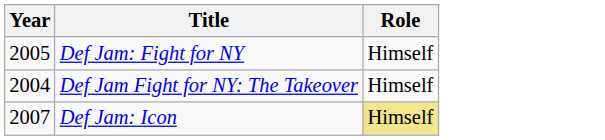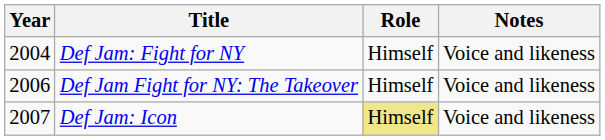+ column: (519, 20)
(30, 53) 2005 -> (30, 53) 2004
(30, 85) 2004 -> (30, 85) 2006
